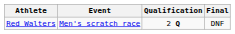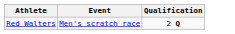- column: (217, 10)
